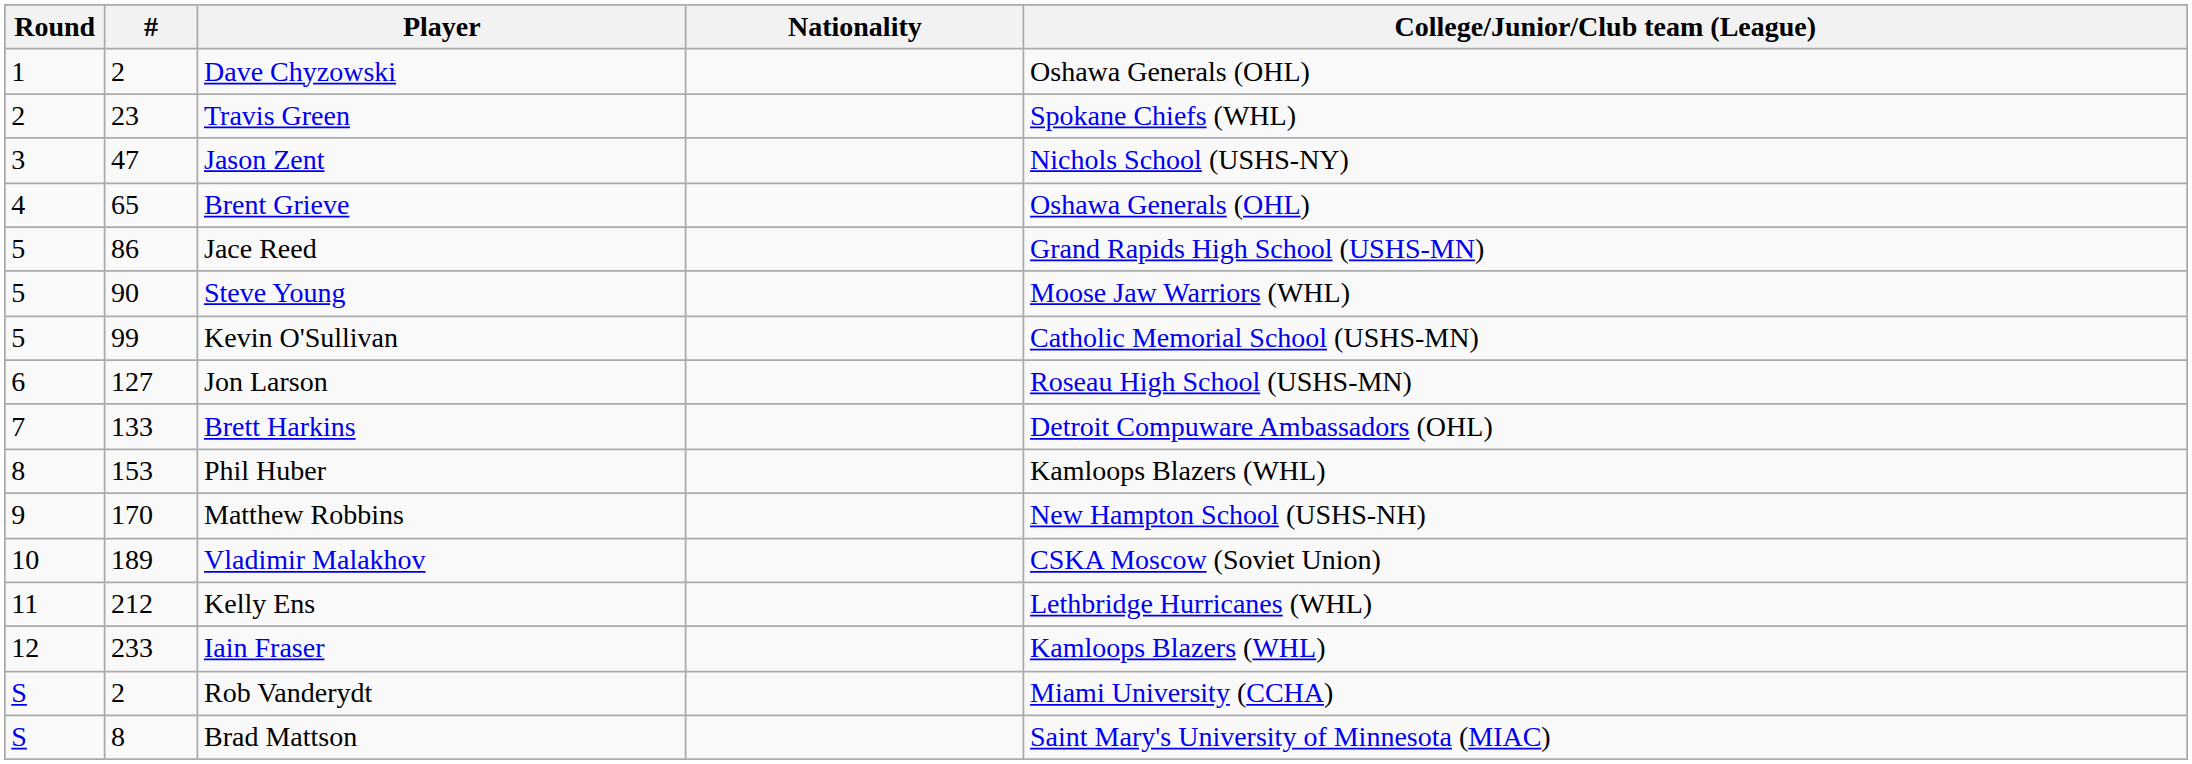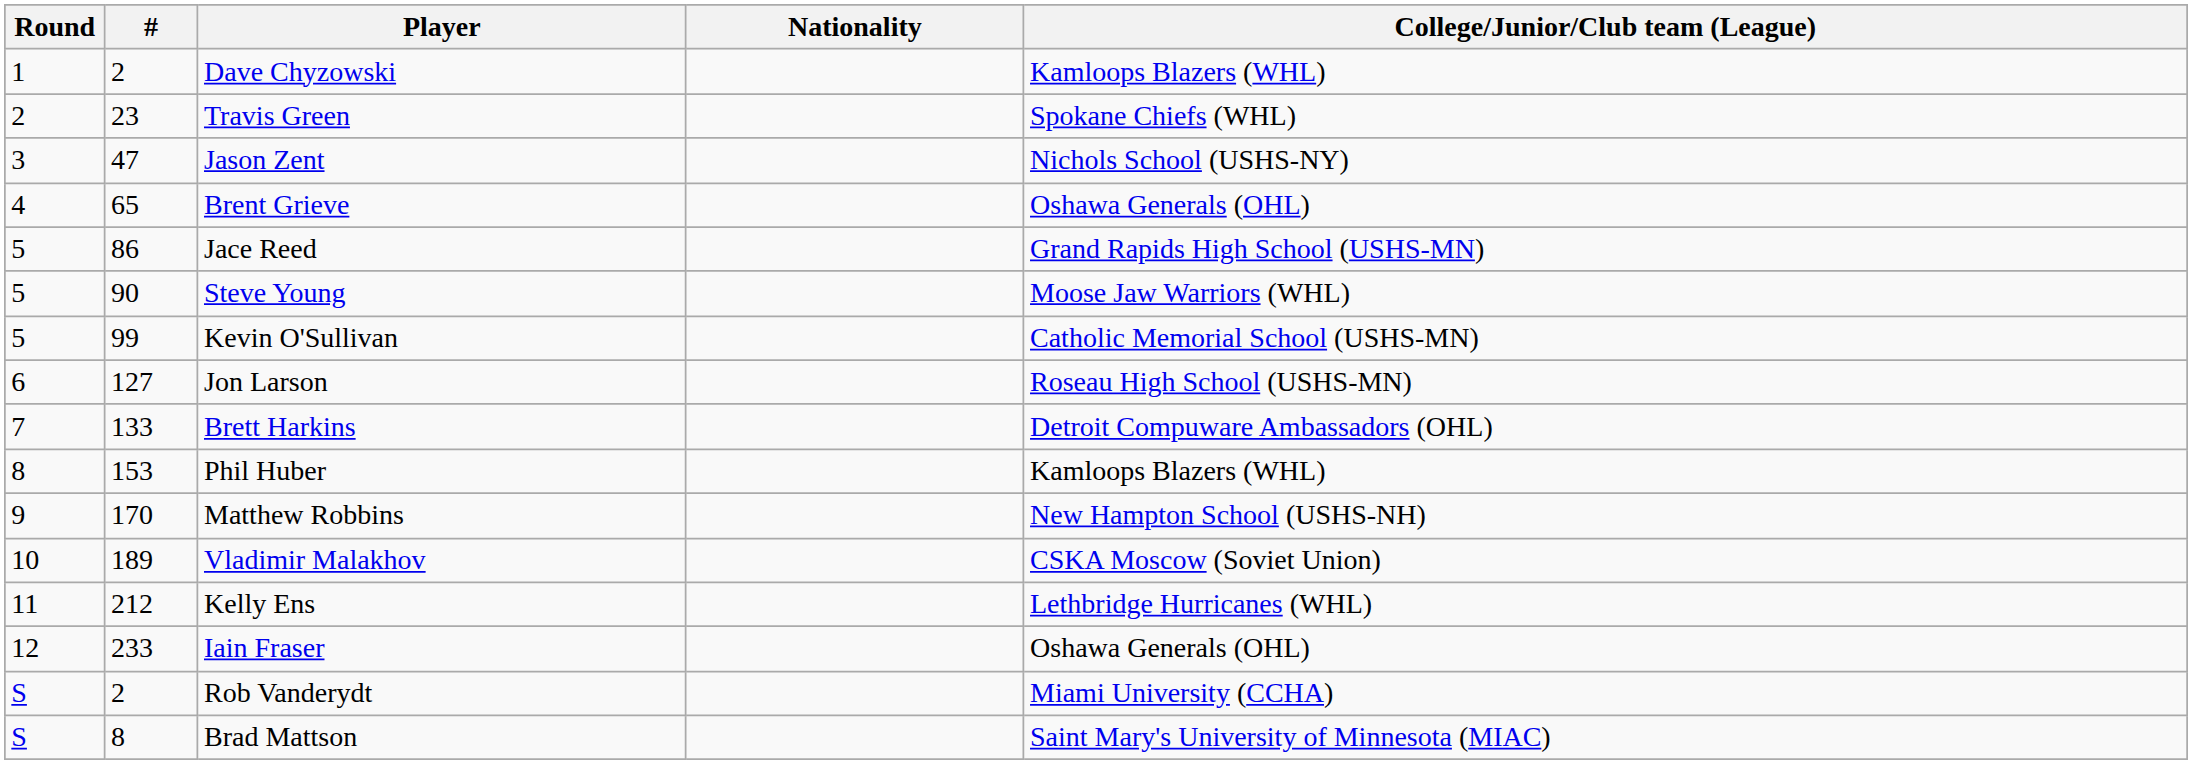(1170, 71) Oshawa Generals (OHL) -> (1178, 71) Kamloops Blazers (WHL)
(1178, 648) Kamloops Blazers (WHL) -> (1170, 648) Oshawa Generals (OHL)
